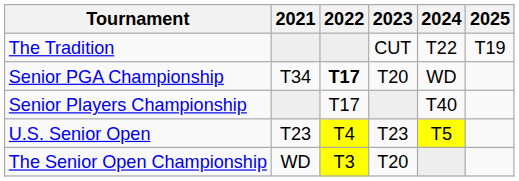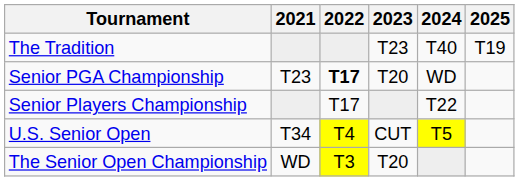(393, 48) CUT -> (393, 48) T23
(441, 48) T22 -> (441, 48) T40
(296, 76) T34 -> (296, 76) T23
(441, 105) T40 -> (441, 105) T22
(296, 134) T23 -> (296, 134) T34
(393, 134) T23 -> (393, 134) CUT
